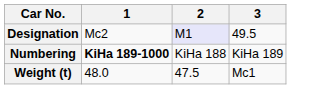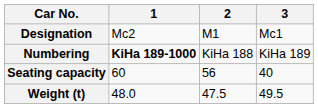(184, 34) lavender background -> (211, 34) no background
(244, 34) 49.5 -> (271, 34) Mc1
+ row: (57, 73)
(244, 73) Mc1 -> (271, 93) 49.5
